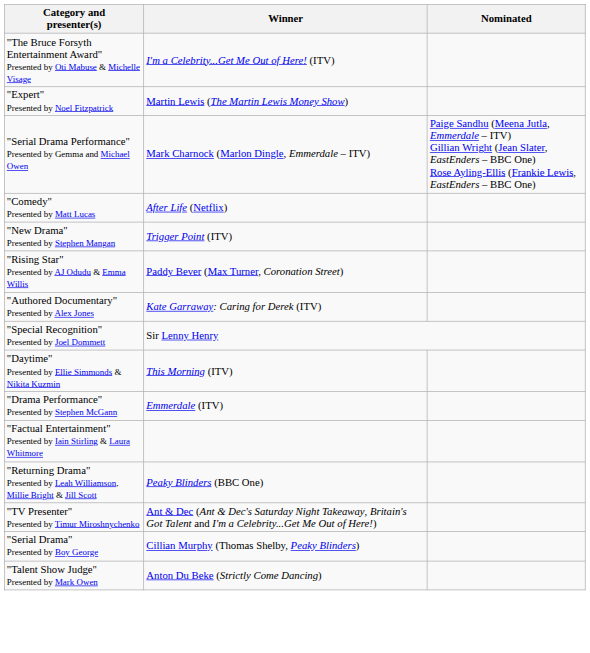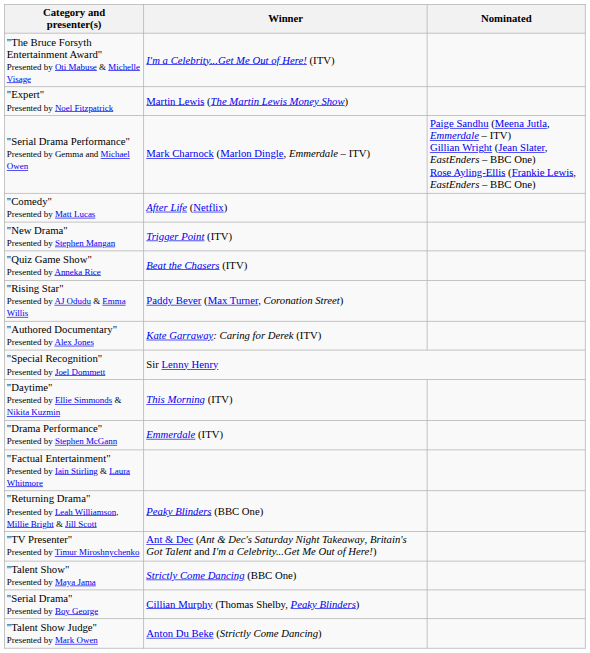+ row: (54, 265)
+ row: (51, 575)
